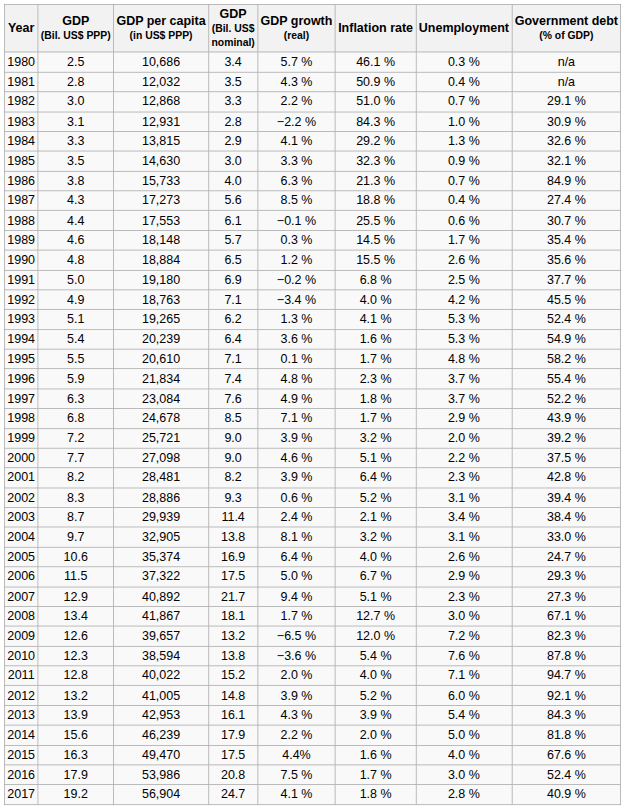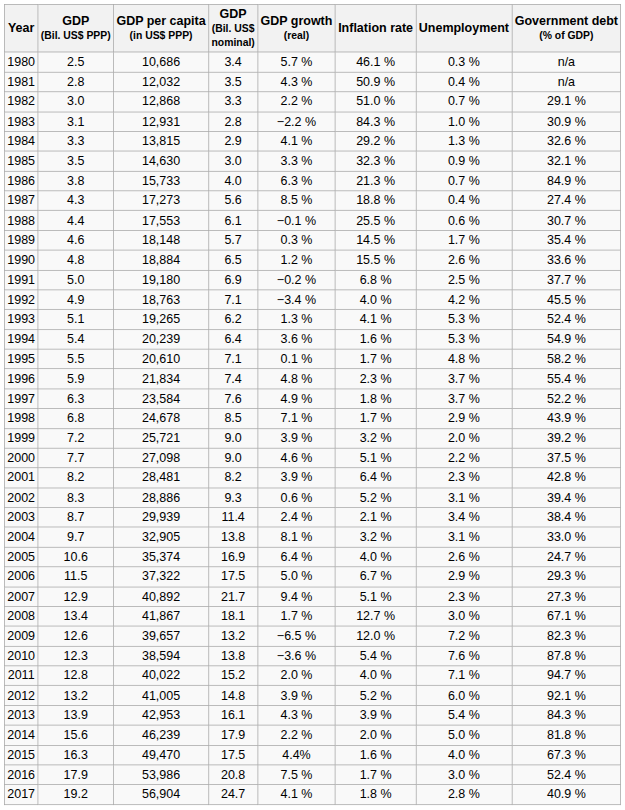(566, 260) 35.6 % -> (566, 260) 33.6 %
(161, 398) 23,084 -> (161, 398) 23,584
(566, 755) 67.6 % -> (566, 755) 67.3 %
